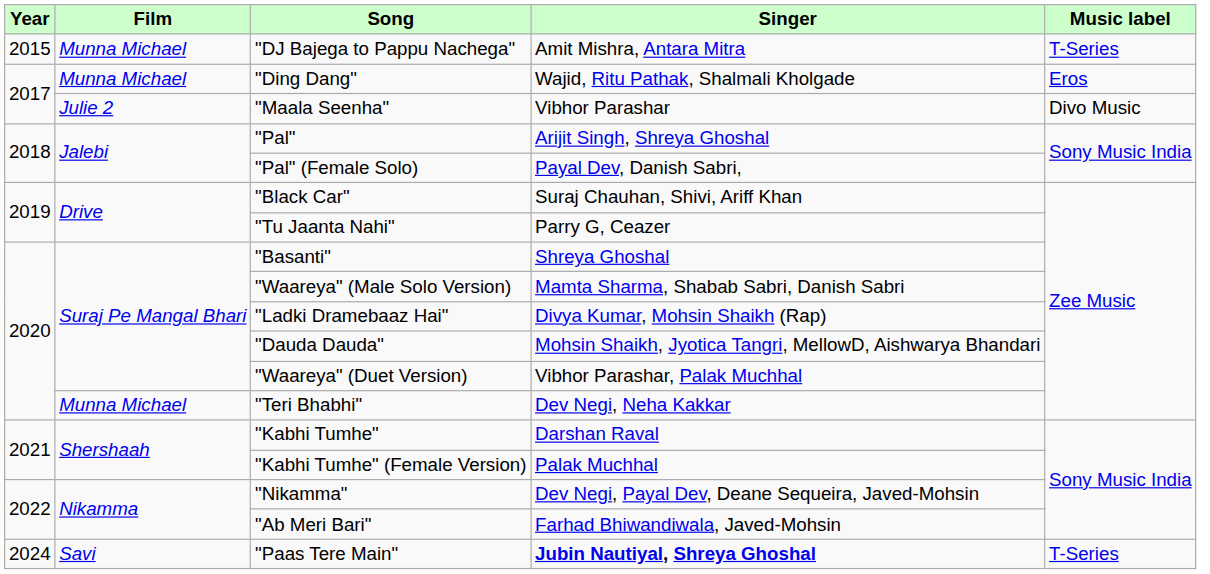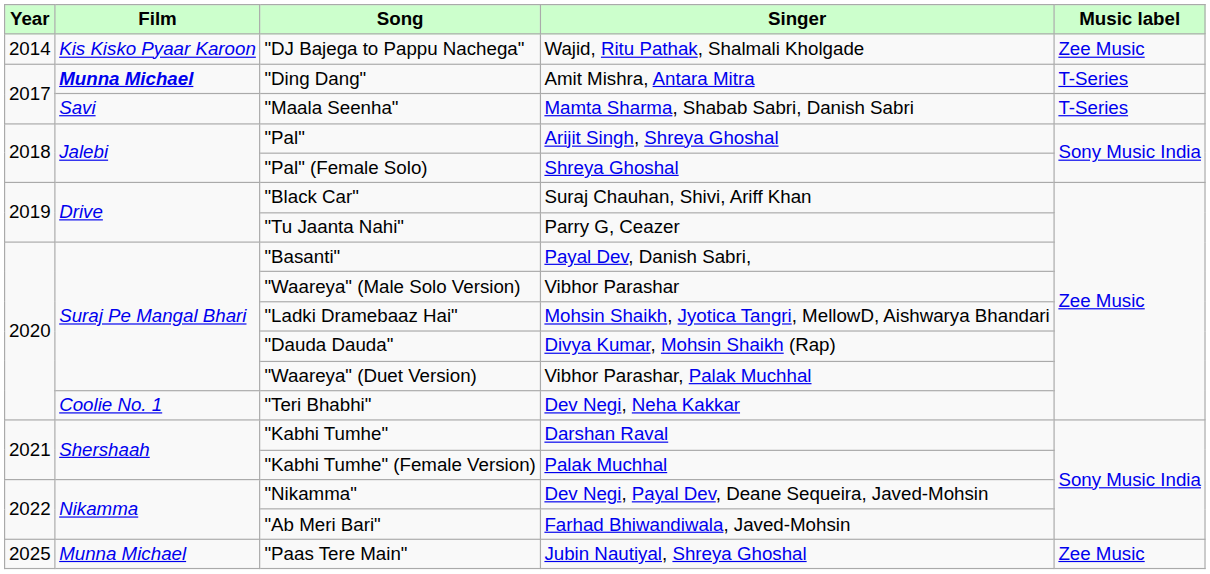(30, 49) 2015 -> (30, 49) 2014
(123, 49) Munna Michael -> (157, 49) Kis Kisko Pyaar Karoon
(640, 49) Amit Mishra, Antara Mitra -> (704, 49) Wajid, Ritu Pathak, Shalmali Kholgade
(1084, 49) T-Series -> (1102, 49) Zee Music
(123, 78) normal -> (126, 78) bold
(695, 78) Wajid, Ritu Pathak, Shalmali Kholgade -> (649, 78) Amit Mishra, Antara Mitra
(1068, 78) Eros -> (1093, 78) T-Series
(86, 108) Julie 2 -> (77, 108) Savi
(603, 108) Vibhor Parashar -> (729, 108) Mamta Sharma, Shabab Sabri, Danish Sabri
(1095, 108) Divo Music -> (1093, 108) T-Series
(638, 167) Payal Dev, Danish Sabri, -> (612, 167) Shreya Ghoshal
(602, 256) Shreya Ghoshal -> (648, 256) Payal Dev, Danish Sabri,
(720, 286) Mamta Sharma, Shabab Sabri, Danish Sabri -> (612, 286) Vibhor Parashar
(681, 316) Divya Kumar, Mohsin Shaikh (Rap) -> (797, 316) Mohsin Shaikh, Jyotica Tangri, MellowD, Aishwarya Bhandari
(788, 345) Mohsin Shaikh, Jyotica Tangri, MellowD, Aishwarya Bhandari -> (690, 345) Divya Kumar, Mohsin Shaikh (Rap)
(123, 405) Munna Michael -> (111, 405) Coolie No. 1
(30, 553) 2024 -> (30, 553) 2025
(77, 553) Savi -> (123, 553) Munna Michael
(676, 553) bold -> (676, 553) normal
(1084, 553) T-Series -> (1102, 553) Zee Music
